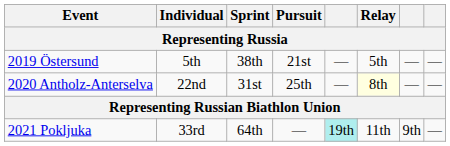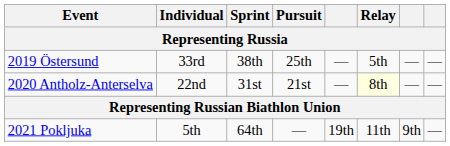(192, 61) 5th -> (192, 61) 33rd
(299, 61) 21st -> (299, 61) 25th
(299, 84) 25th -> (299, 84) 21st
(192, 130) 33rd -> (192, 130) 5th
(341, 130) paleturquoise background -> (341, 130) no background
